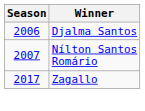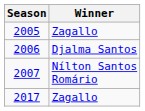+ row: (27, 31)
